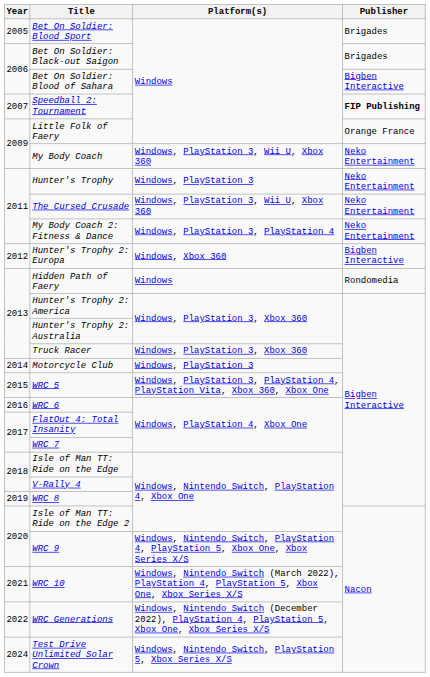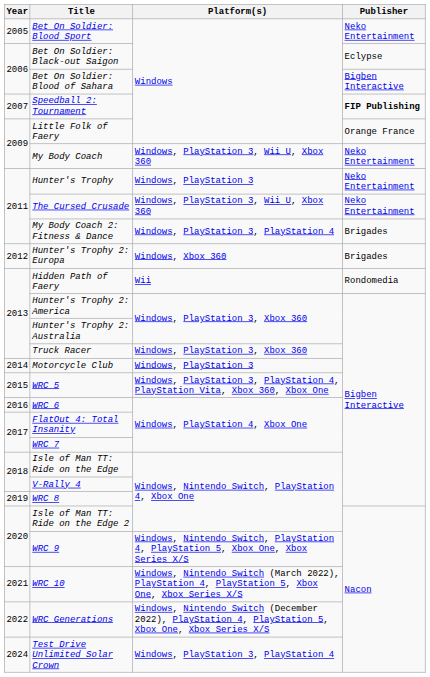(366, 31) Brigades -> (380, 31) Neko Entertainment
(366, 56) Brigades -> (363, 56) Eclypse
(380, 231) Neko Entertainment -> (366, 231) Brigades
(374, 256) Bigben Interactive -> (366, 256) Brigades
(154, 281) Windows -> (143, 281) Wii
(234, 655) Windows, Nintendo Switch, PlayStation 5, Xbox Series X/S -> (234, 655) Windows, PlayStation 3, PlayStation 4
